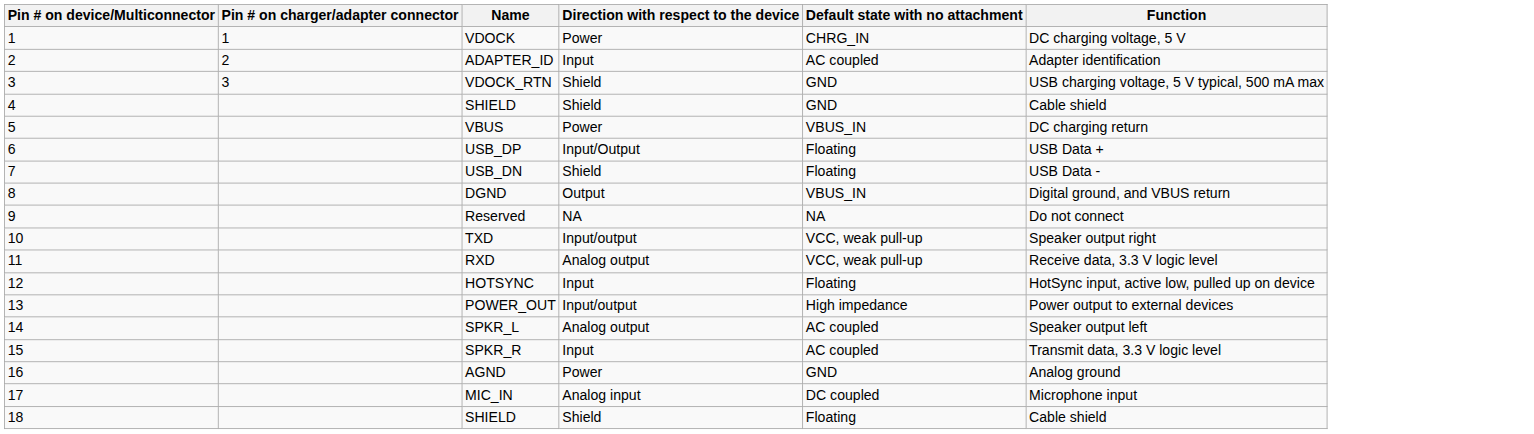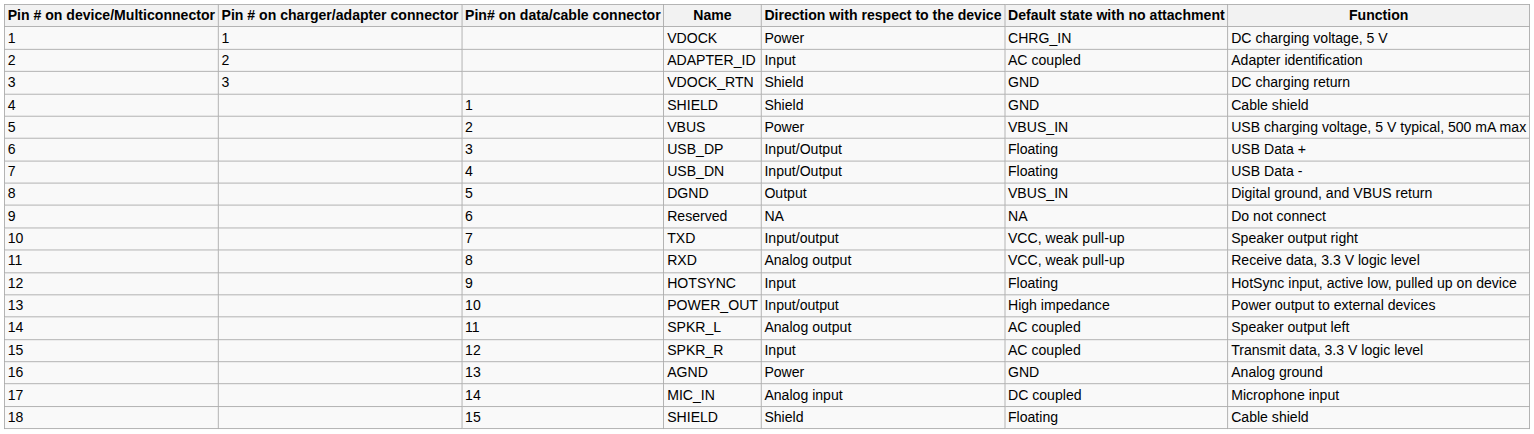+ column: (563, 15)
(1177, 82) USB charging voltage, 5 V typical, 500 mA max -> (1291, 82) DC charging return
(1089, 127) DC charging return -> (1379, 127) USB charging voltage, 5 V typical, 500 mA max
(582, 171) Shield -> (803, 171) Input/Output
